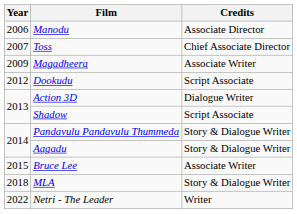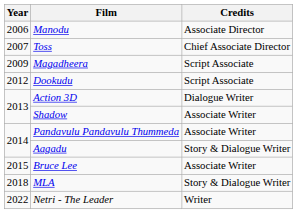(220, 64) Associate Writer -> (219, 64) Script Associate
(219, 115) Script Associate -> (220, 115) Associate Writer
(237, 132) Story & Dialogue Writer -> (220, 132) Associate Writer
